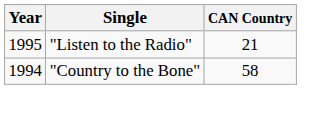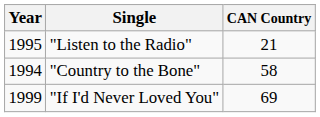+ row: (134, 97)
